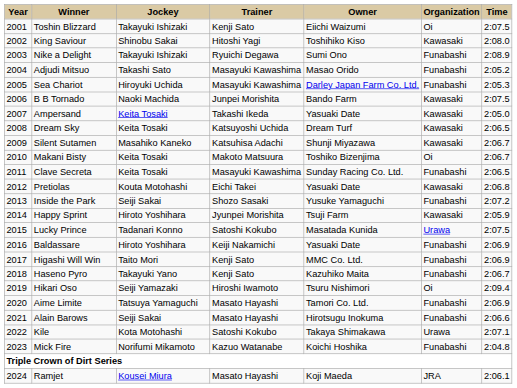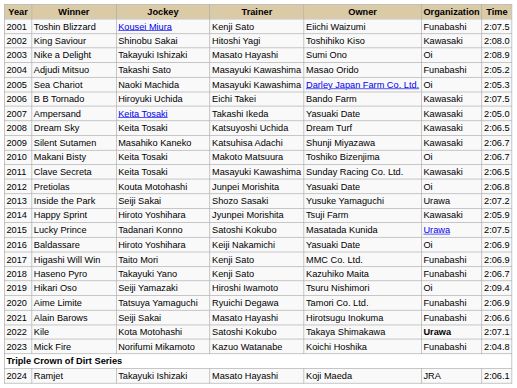(153, 27) Takayuki Ishizaki -> (145, 27) Kousei Miura
(428, 27) Oi -> (445, 27) Funabashi
(245, 56) Ryuichi Degawa -> (245, 56) Masato Hayashi
(445, 56) Funabashi -> (428, 56) Oi
(150, 85) Hiroyuki Uchida -> (149, 85) Naoki Machida
(445, 85) Funabashi -> (428, 85) Oi
(149, 99) Naoki Machida -> (150, 99) Hiroyuki Uchida
(246, 99) Junpei Morishita -> (234, 99) Eichi Takei
(445, 172) Funabashi -> (443, 172) Kawasaki
(234, 187) Eichi Takei -> (246, 187) Junpei Morishita
(443, 187) Kawasaki -> (428, 187) Oi
(445, 201) Funabashi -> (437, 201) Urawa
(445, 245) Funabashi -> (428, 245) Oi
(245, 303) Masato Hayashi -> (245, 303) Ryuichi Degawa
(437, 332) normal -> (437, 332) bold
(145, 376) Kousei Miura -> (153, 376) Takayuki Ishizaki
